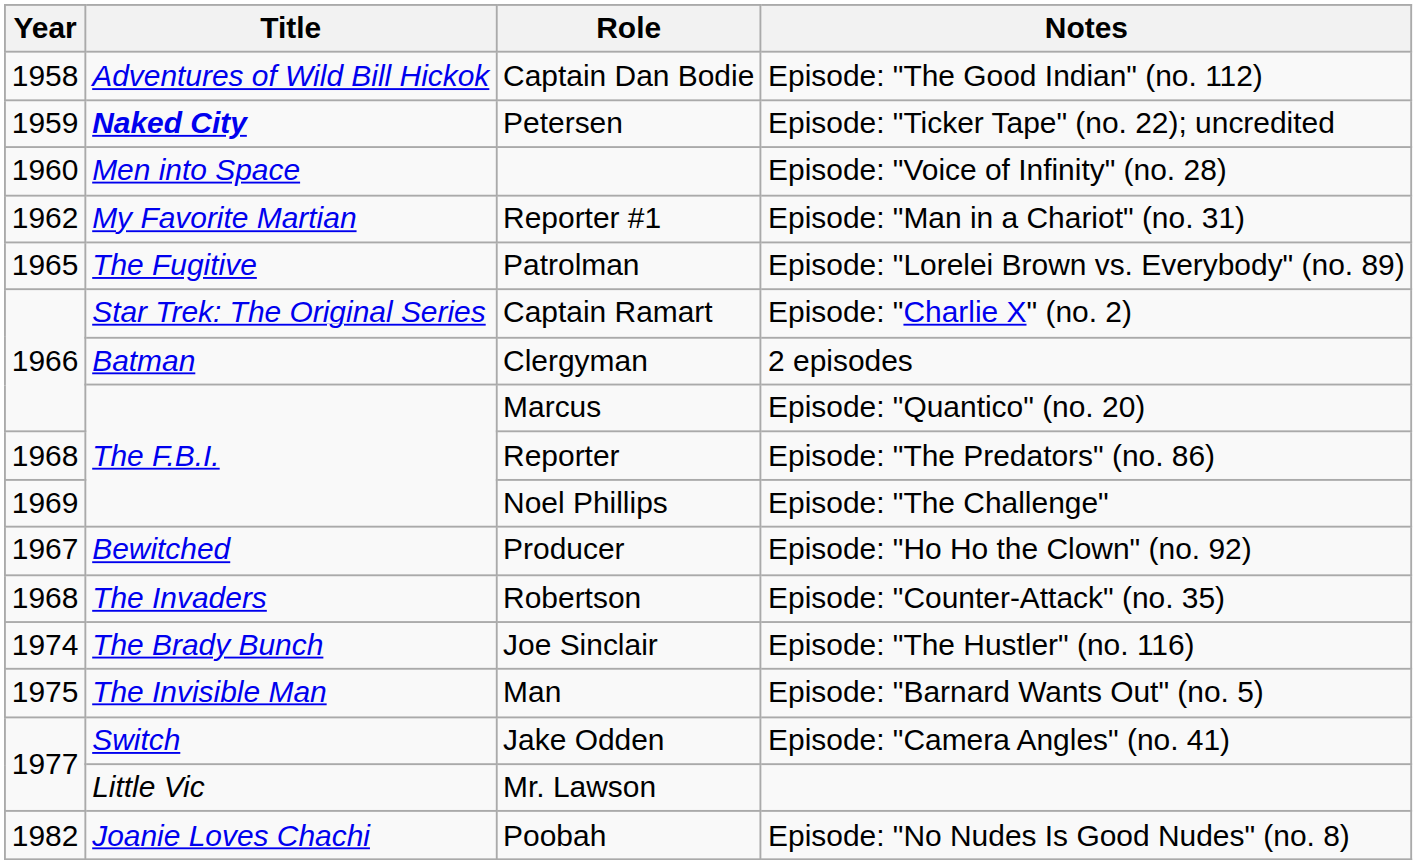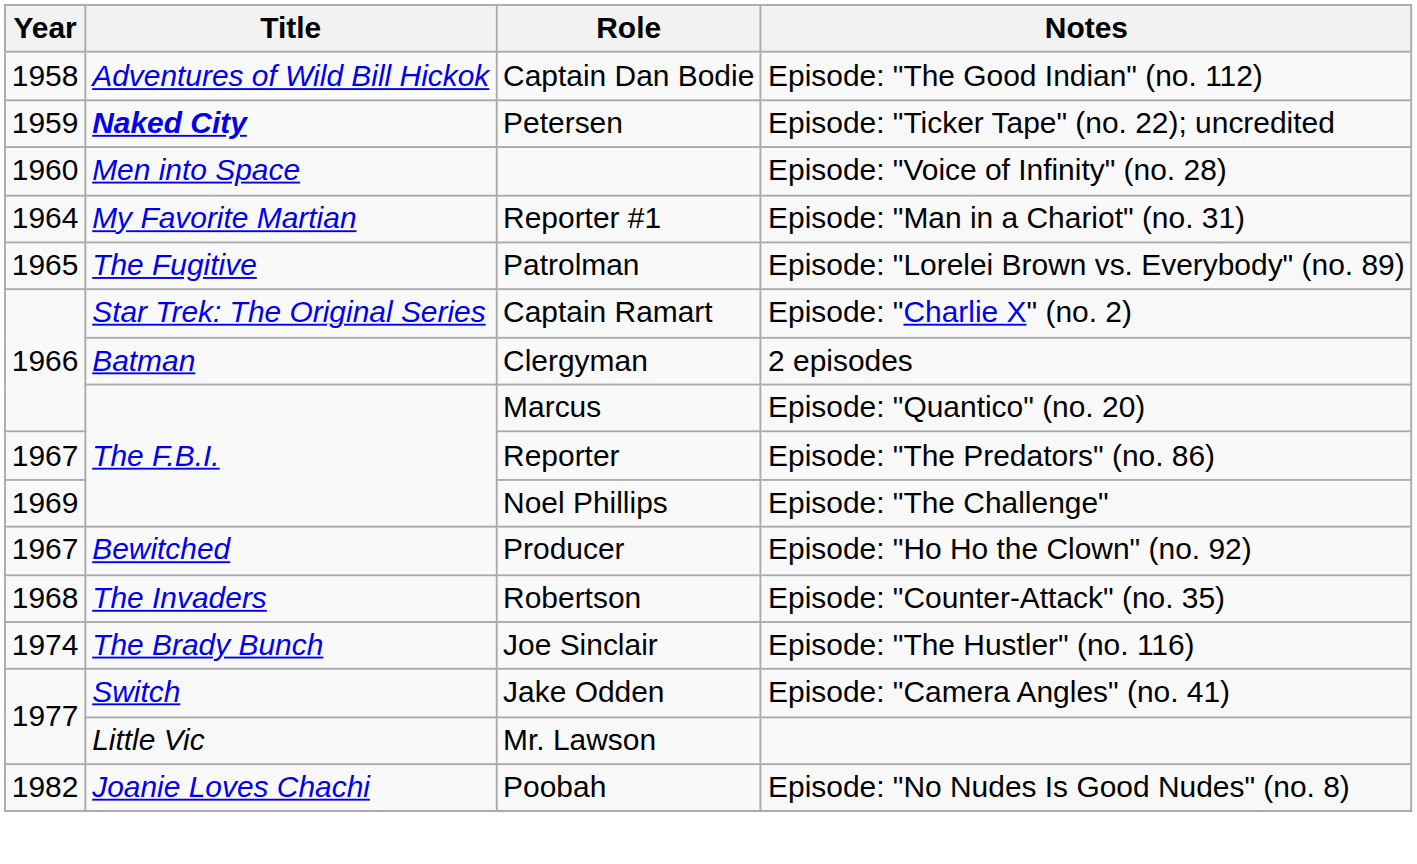(45, 218) 1962 -> (45, 218) 1964
(45, 455) 1968 -> (45, 455) 1967
- row: (532, 692)
